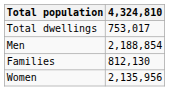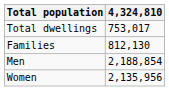rows swapped: (31, 61) <-> (16, 45)
